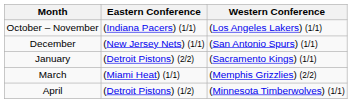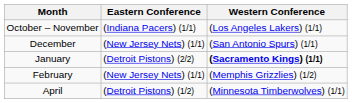(263, 59) normal -> (266, 59) bold
+ row: (53, 75)
- row: (53, 75)
